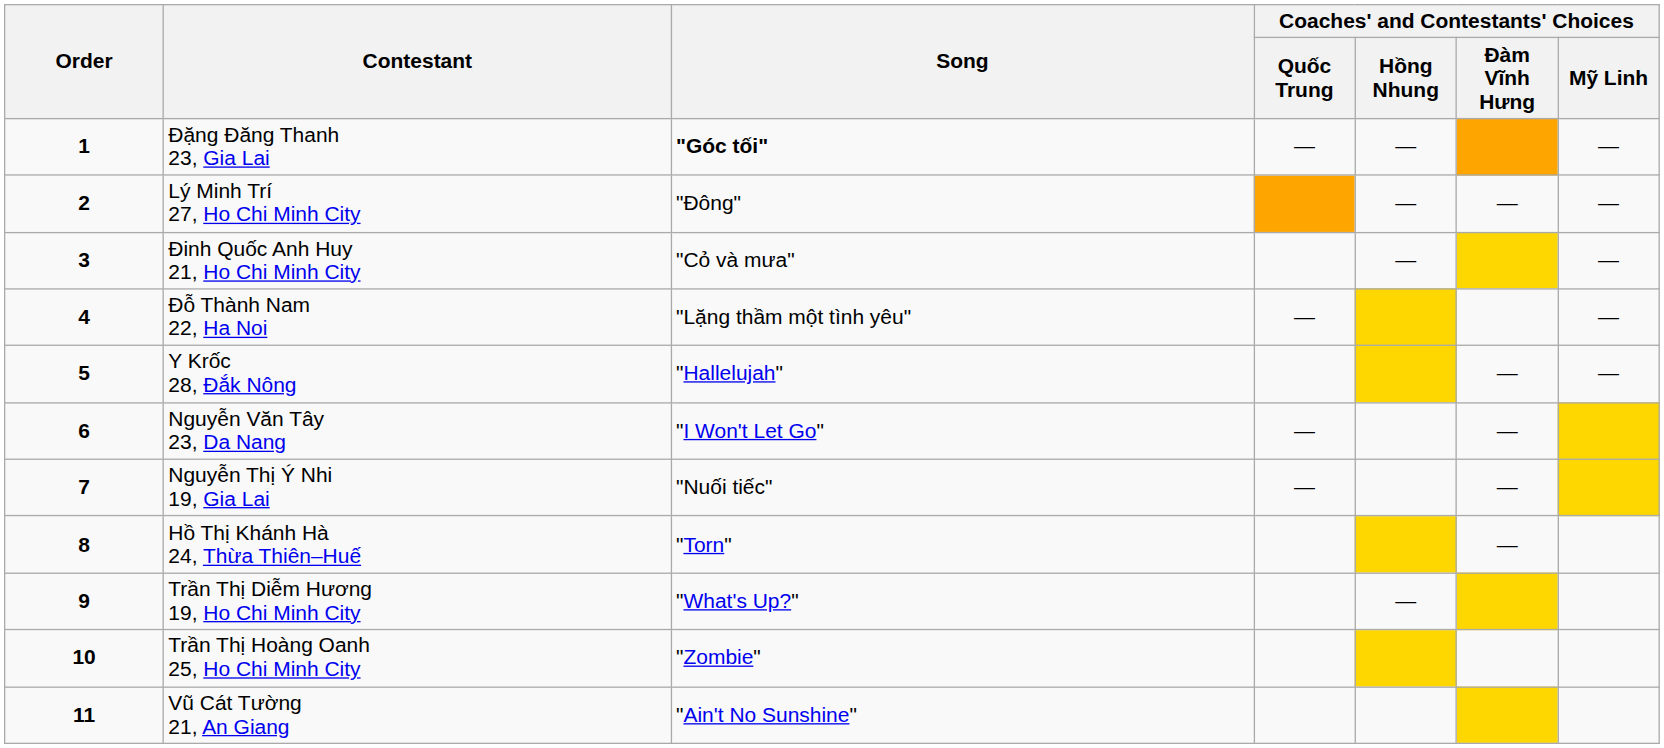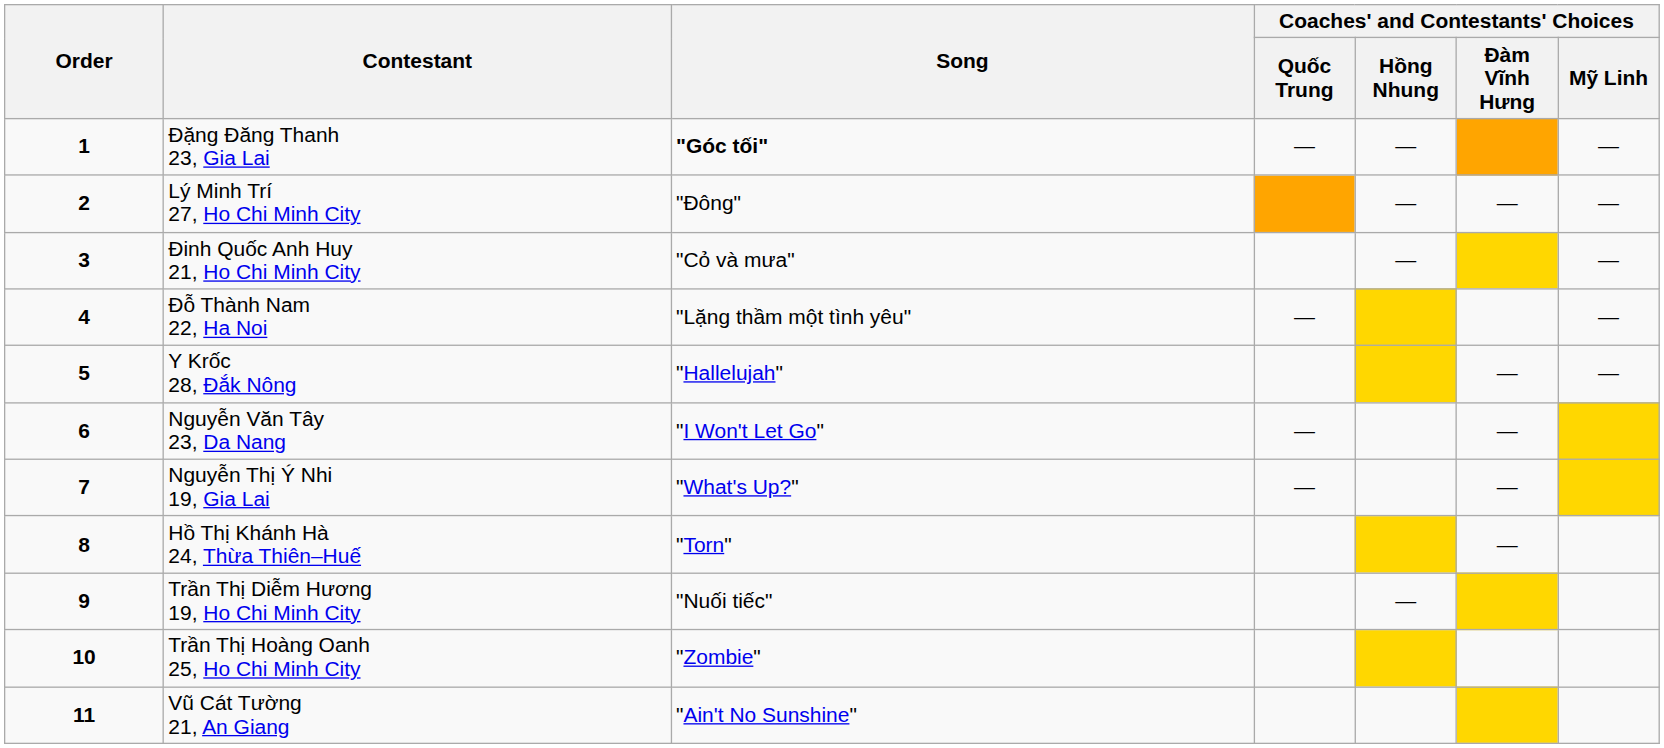(724, 487) "Nuối tiếc" -> (737, 487) "What's Up?"
(737, 601) "What's Up?" -> (724, 601) "Nuối tiếc"
